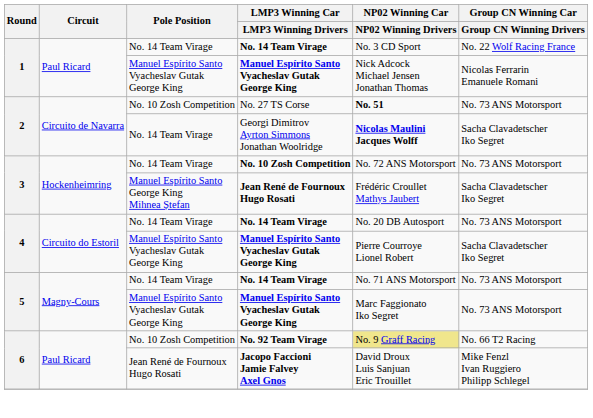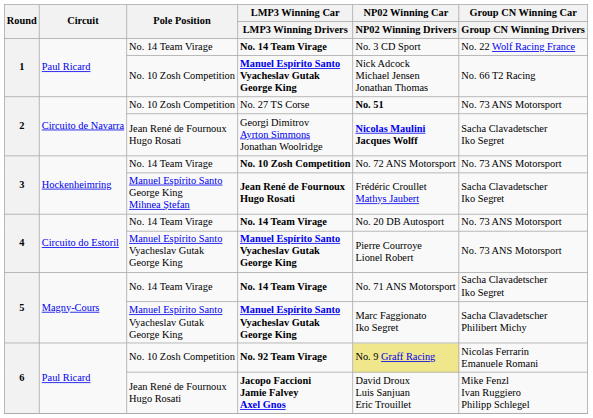(176, 76) Manuel Espírito Santo Vyacheslav Gutak George King -> (182, 76) No. 10 Zosh Competition
(500, 76) Nicolas Ferrarin Emanuele Romani -> (498, 76) No. 66 T2 Racing
(171, 134) No. 14 Team Virage -> (178, 134) Jean René de Fournoux Hugo Rosati
(504, 251) Sacha Clavadetscher Iko Segret -> (511, 251) No. 73 ANS Motorsport
(511, 280) No. 73 ANS Motorsport -> (504, 286) Sacha Clavadetscher Iko Segret
(511, 310) No. 73 ANS Motorsport -> (504, 322) Sacha Clavadetscher Philibert Michy
(498, 339) No. 66 T2 Racing -> (500, 357) Nicolas Ferrarin Emanuele Romani
